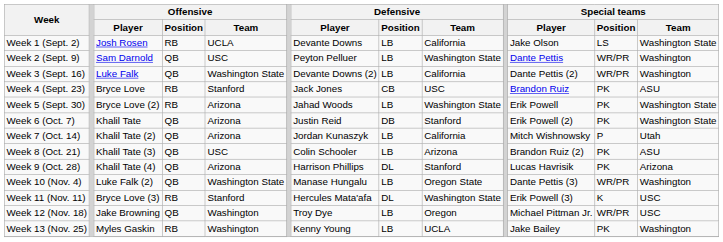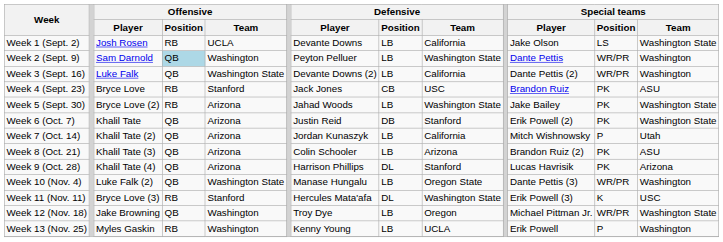(172, 58) no background -> (172, 58) lightblue background
(218, 58) USC -> (233, 58) Washington
(534, 105) Erik Powell -> (535, 105) Jake Bailey
(218, 151) USC -> (224, 151) Arizona
(650, 213) USC -> (678, 213) Washington State
(535, 228) Jake Bailey -> (534, 228) Erik Powell
(603, 228) PK -> (600, 228) P
